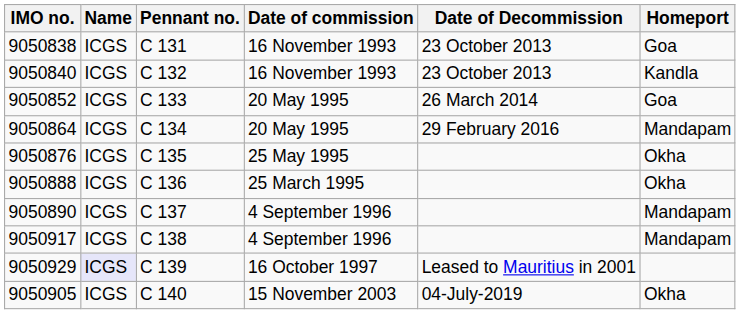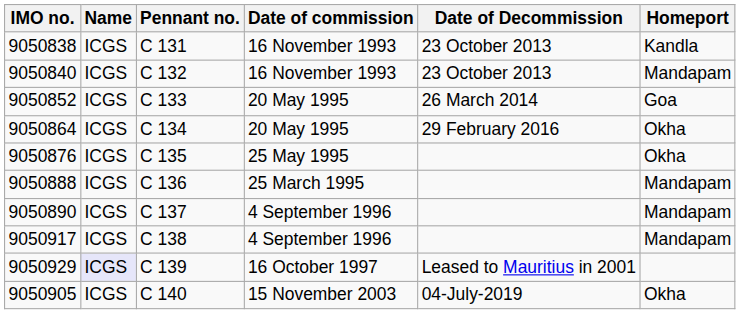(660, 45) Goa -> (671, 45) Kandla
(671, 73) Kandla -> (688, 73) Mandapam
(688, 128) Mandapam -> (665, 128) Okha
(665, 184) Okha -> (688, 184) Mandapam
